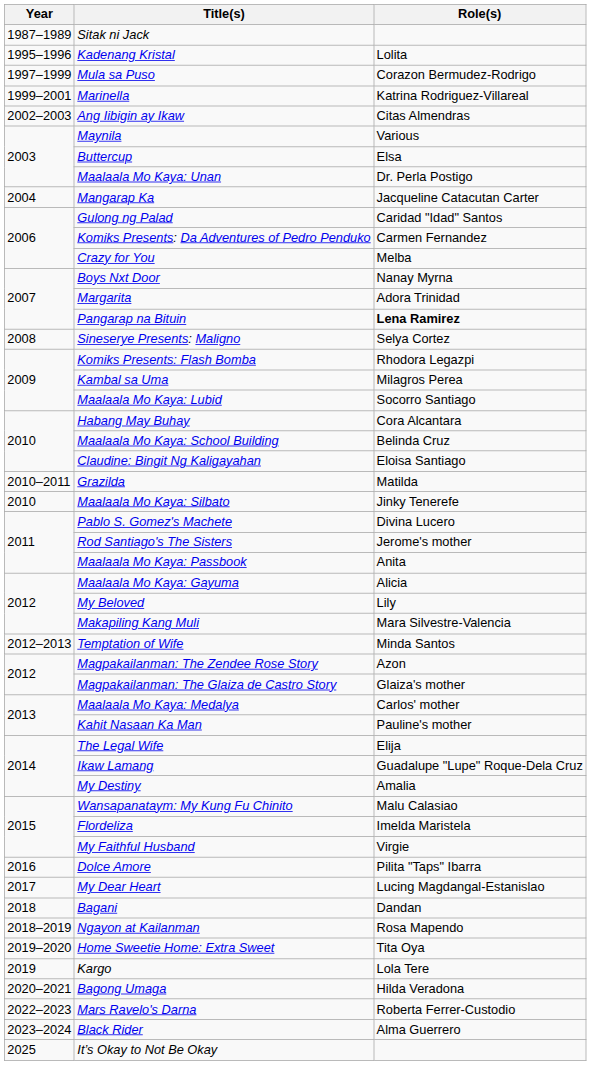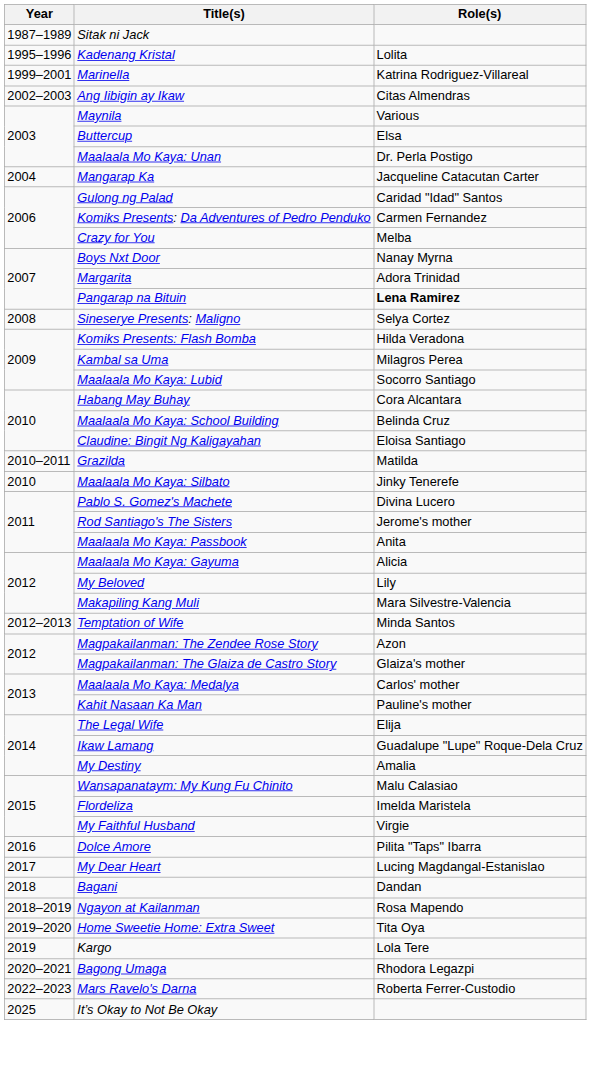- row: (116, 75)
(425, 359) Rhodora Legazpi -> (420, 339) Hilda Veradona
(420, 989) Hilda Veradona -> (425, 968) Rhodora Legazpi
- row: (110, 1029)
